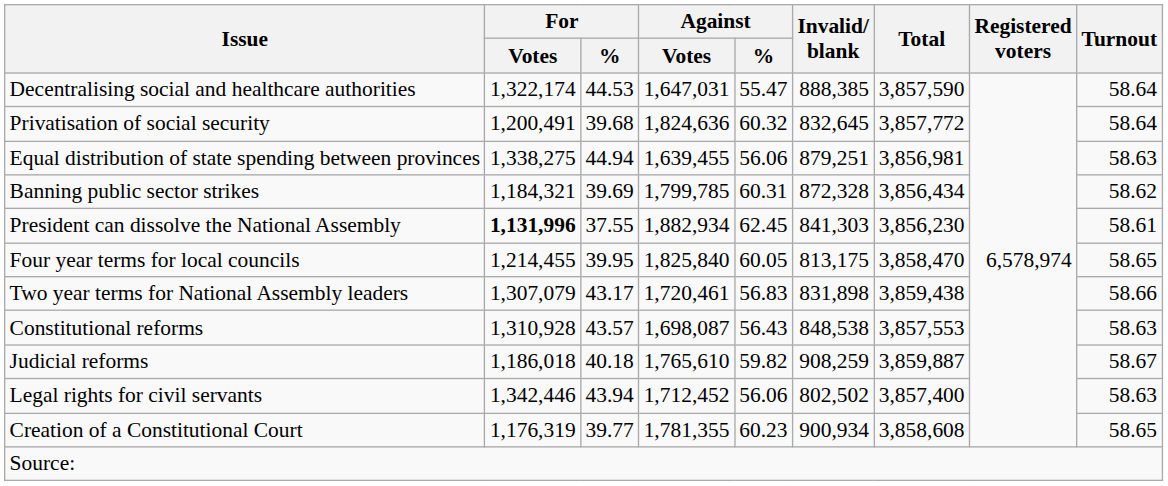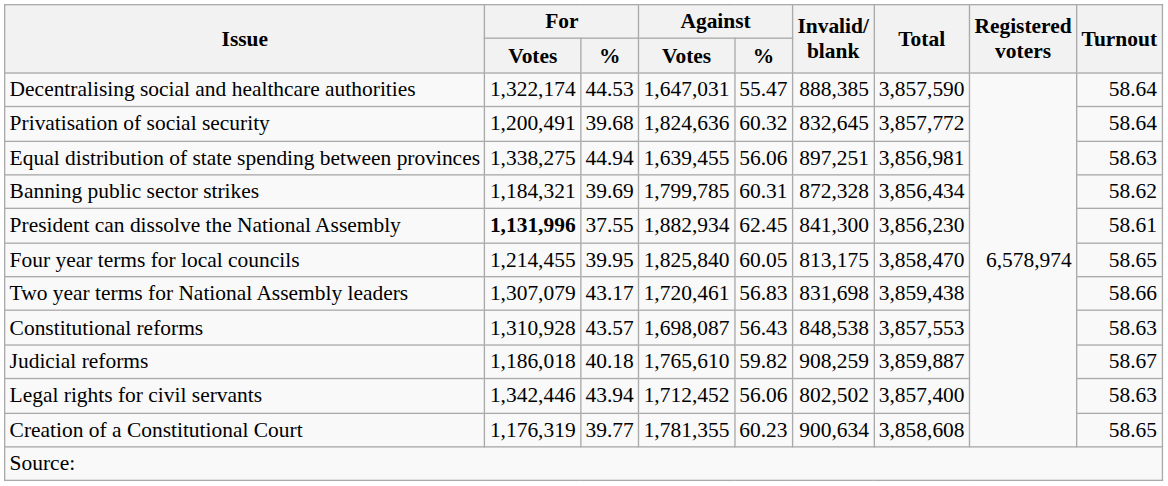(834, 157) 879,251 -> (834, 157) 897,251
(834, 225) 841,303 -> (834, 225) 841,300
(834, 293) 831,898 -> (834, 293) 831,698
(834, 429) 900,934 -> (834, 429) 900,634
